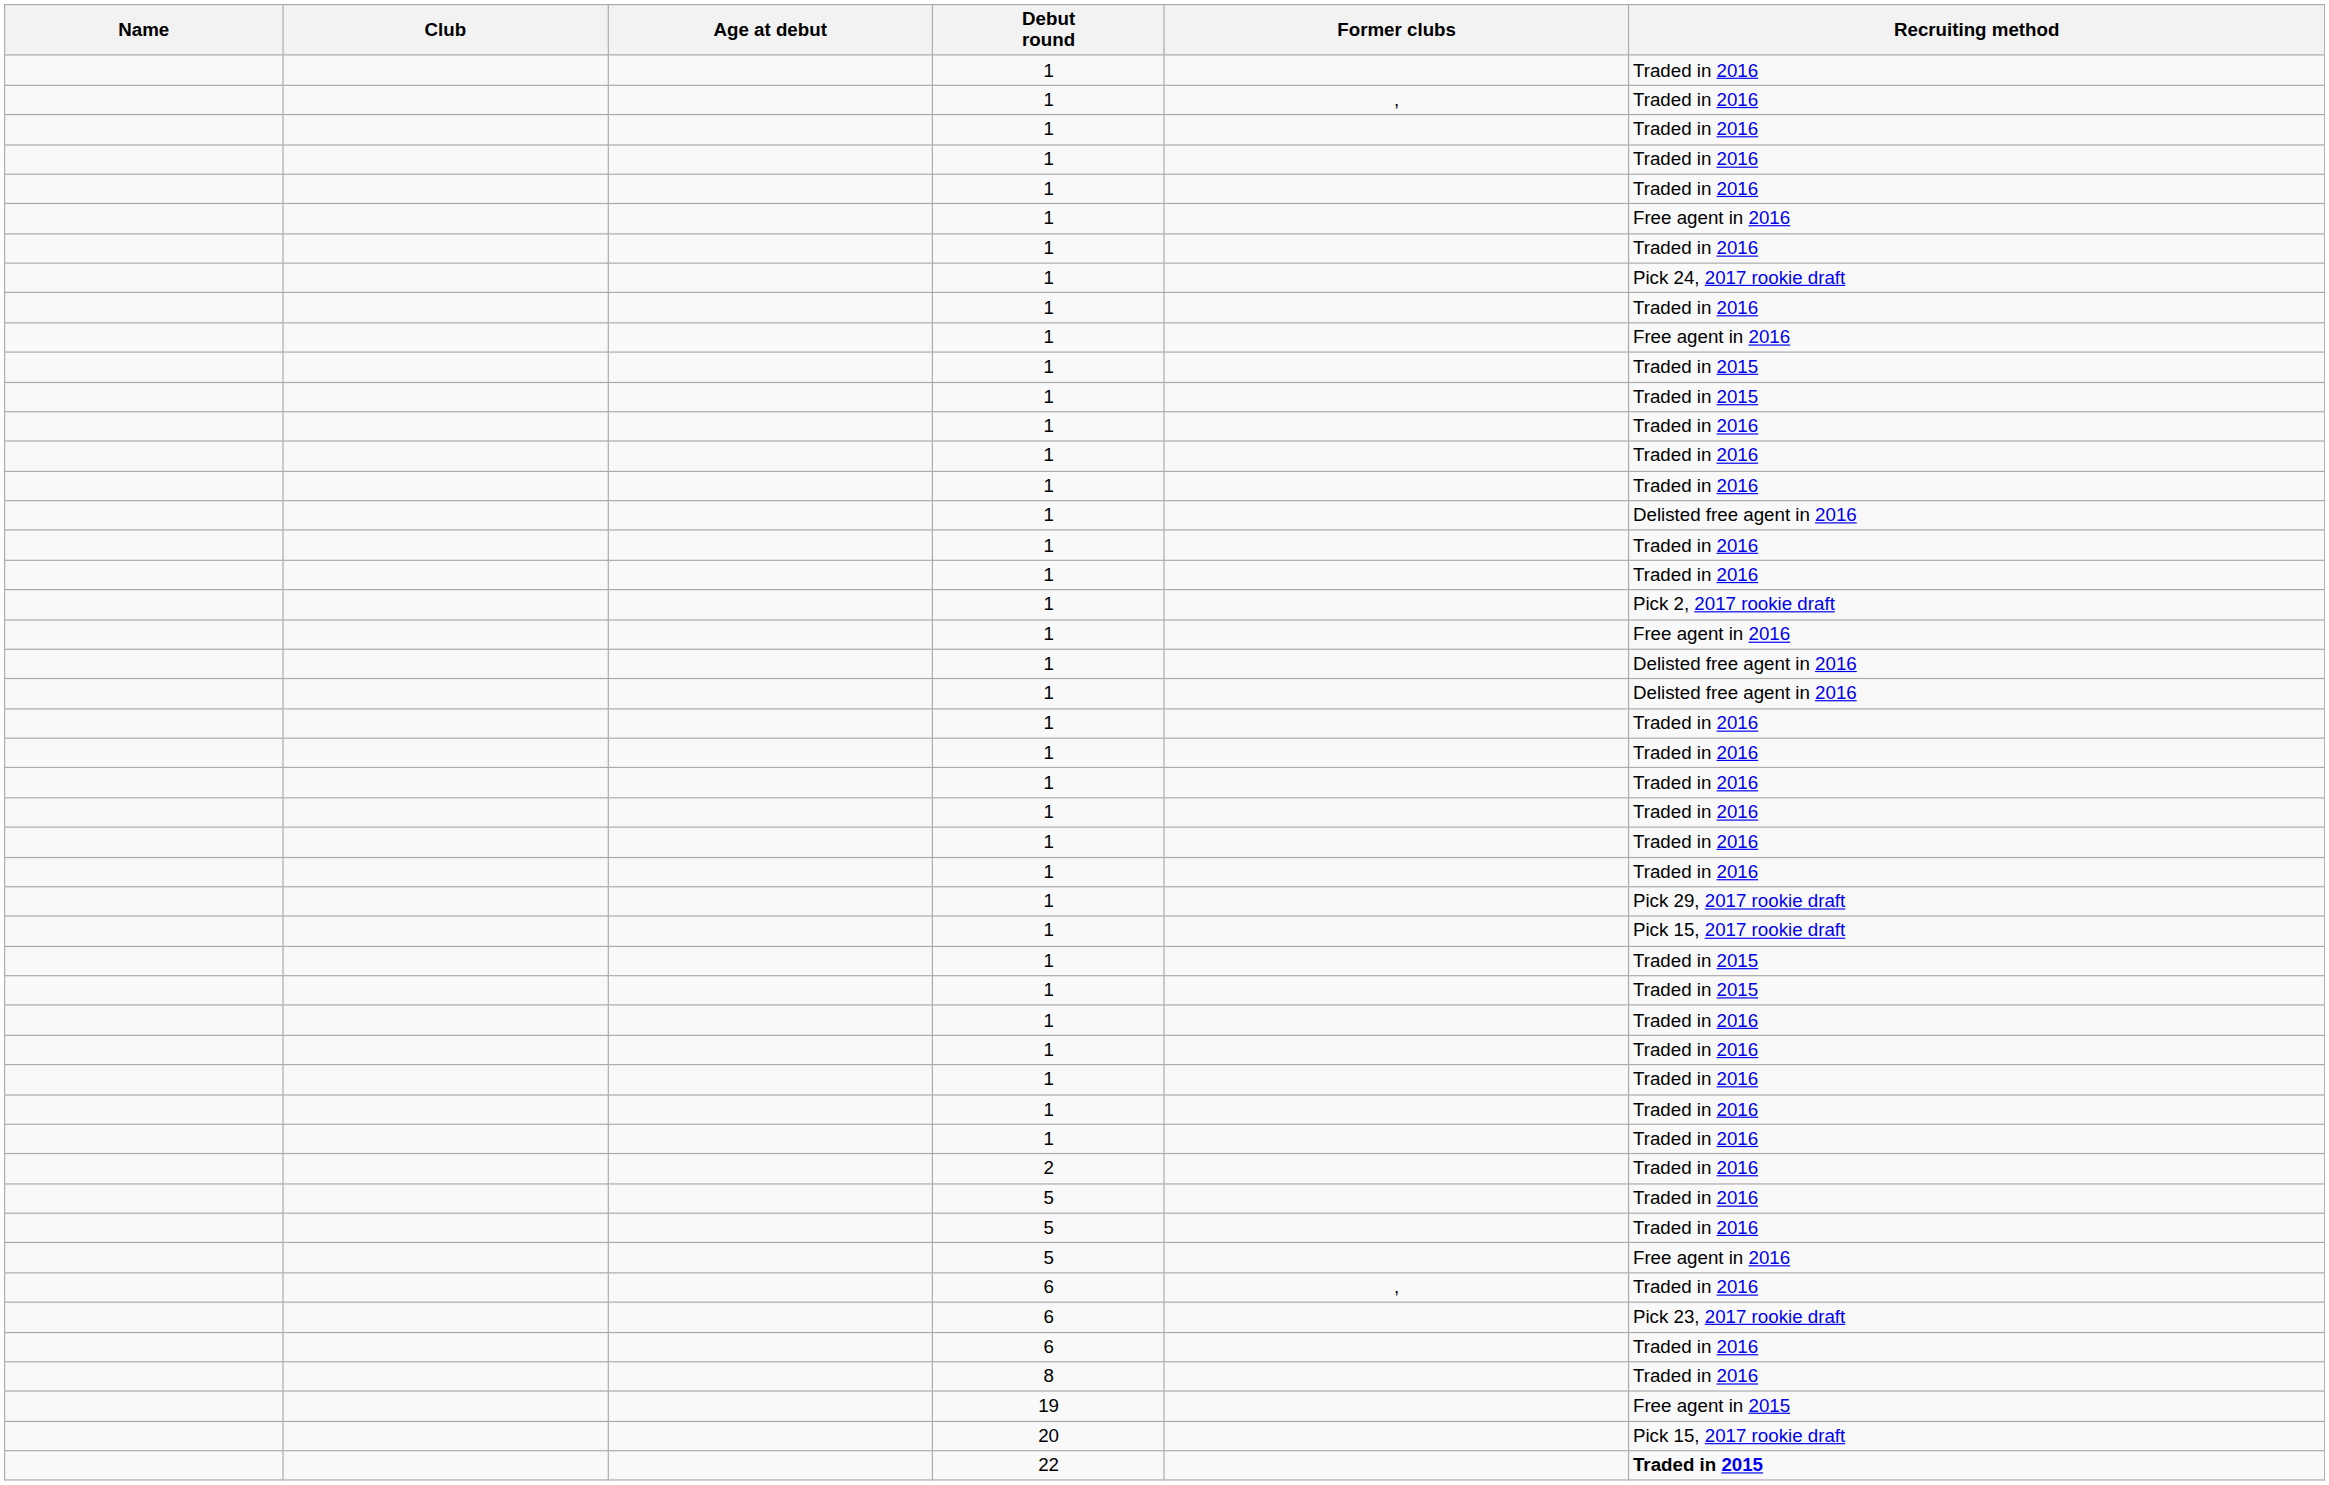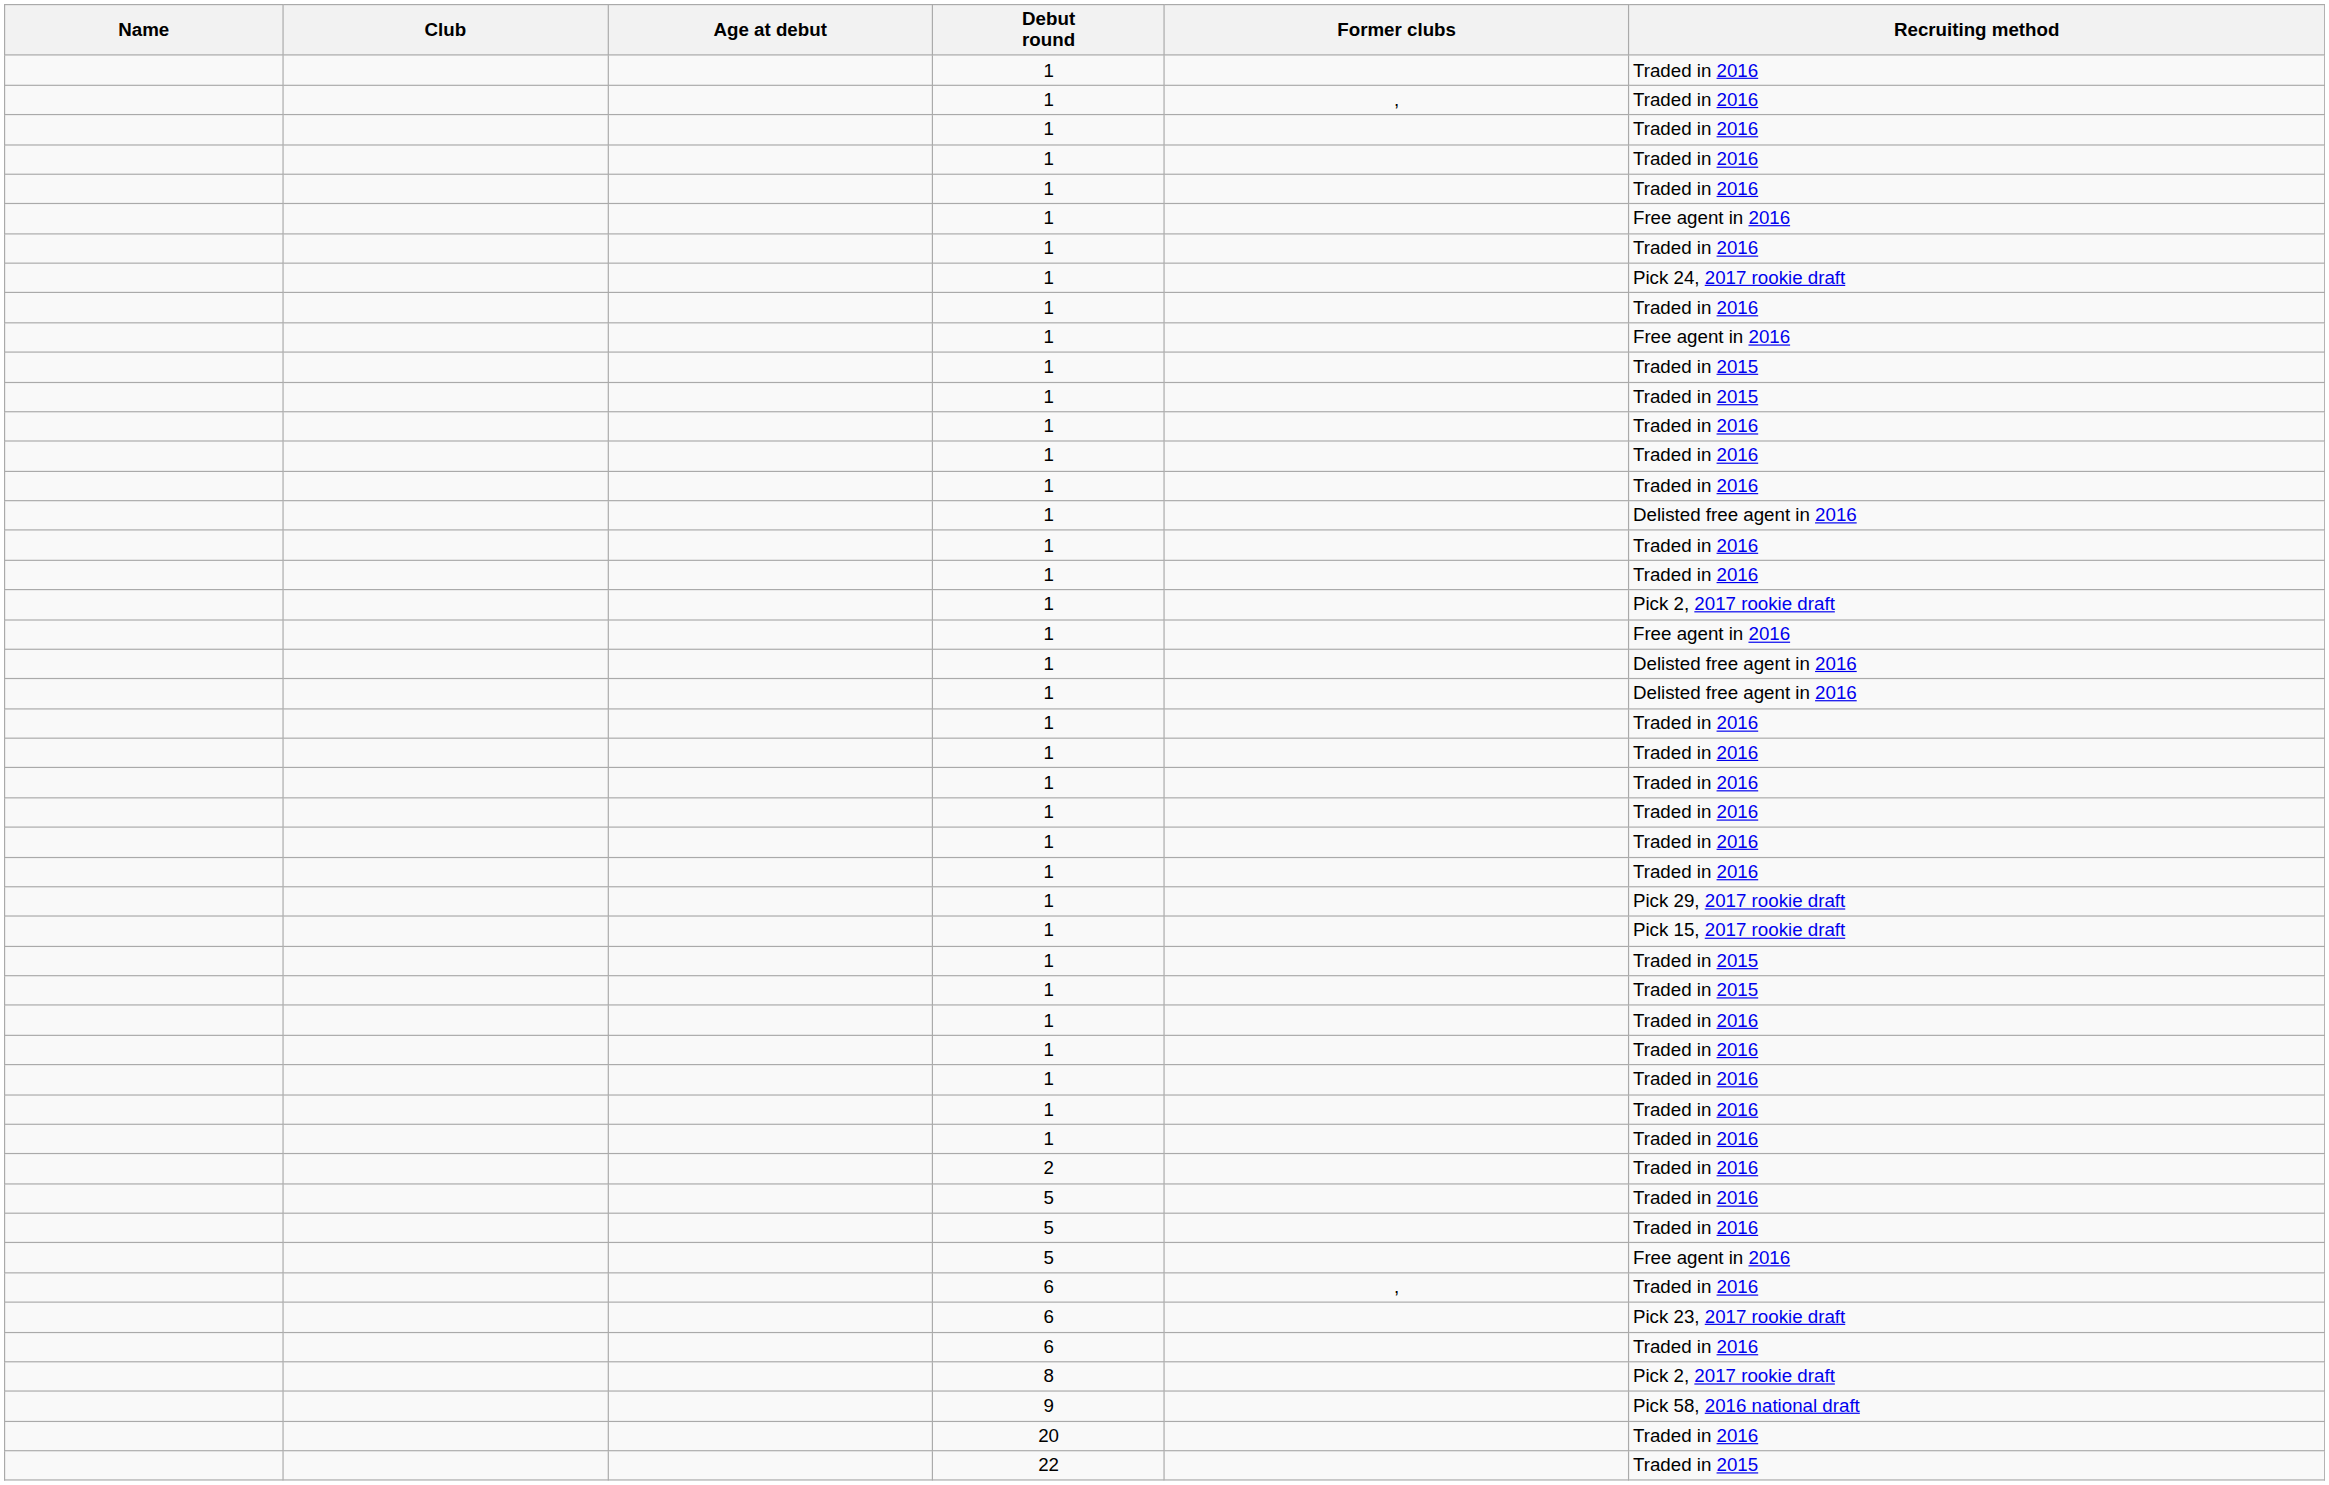(1696, 1376) Traded in 2016 -> (1734, 1376) Pick 2, 2017 rookie draft
+ row: (144, 1406)
- row: (144, 1406)
(1739, 1435) Pick 15, 2017 rookie draft -> (1696, 1435) Traded in 2016
(1698, 1465) bold -> (1696, 1465) normal
